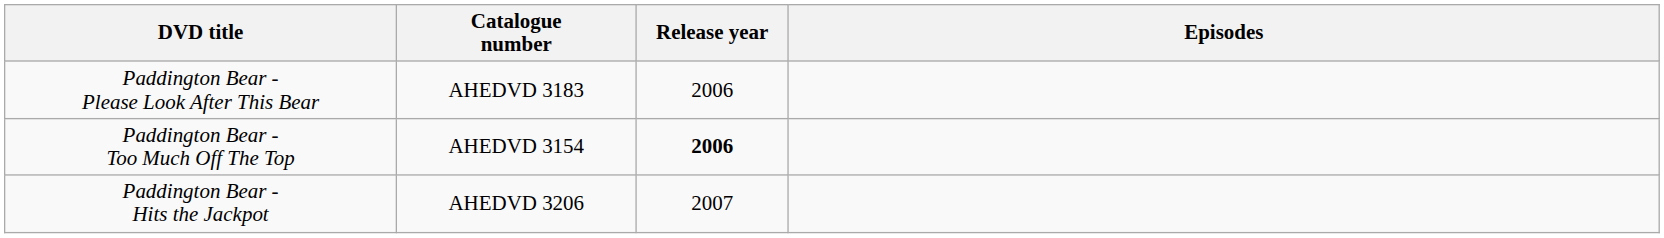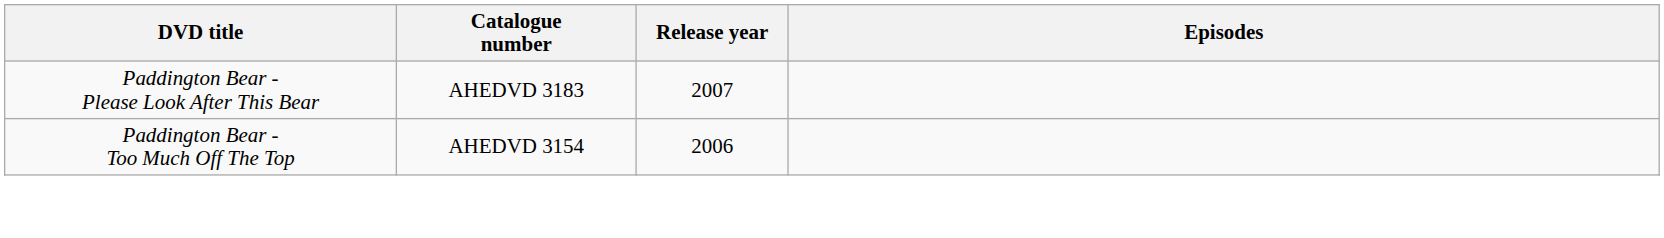(712, 89) 2006 -> (712, 89) 2007
(712, 146) bold -> (712, 146) normal
- row: (201, 203)
